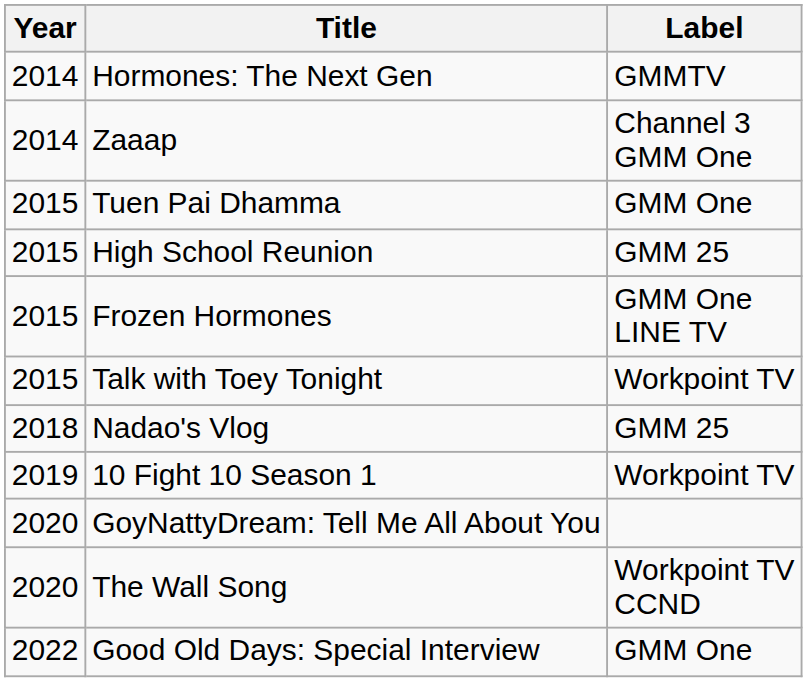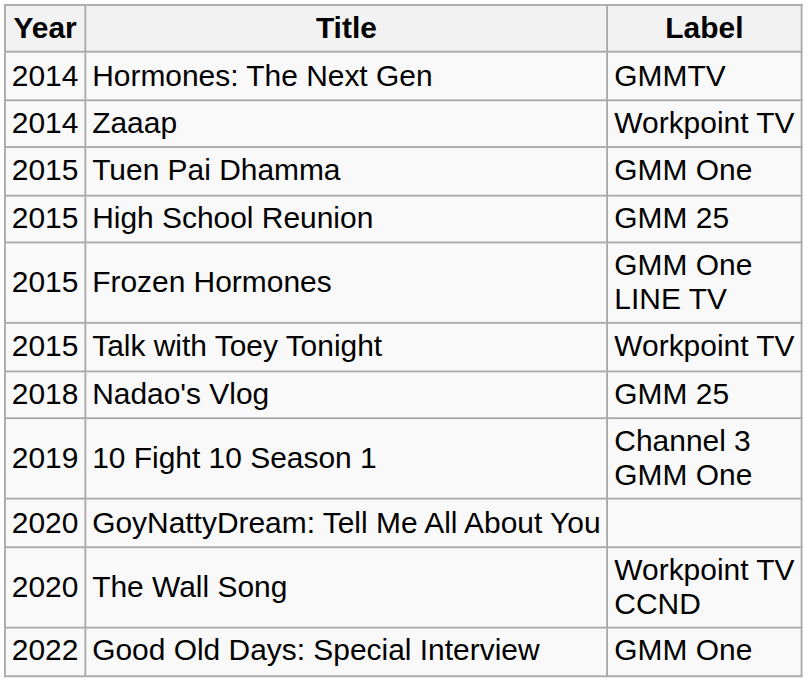(683, 139) Channel 3 GMM One -> (704, 123) Workpoint TV
(704, 475) Workpoint TV -> (683, 458) Channel 3 GMM One
